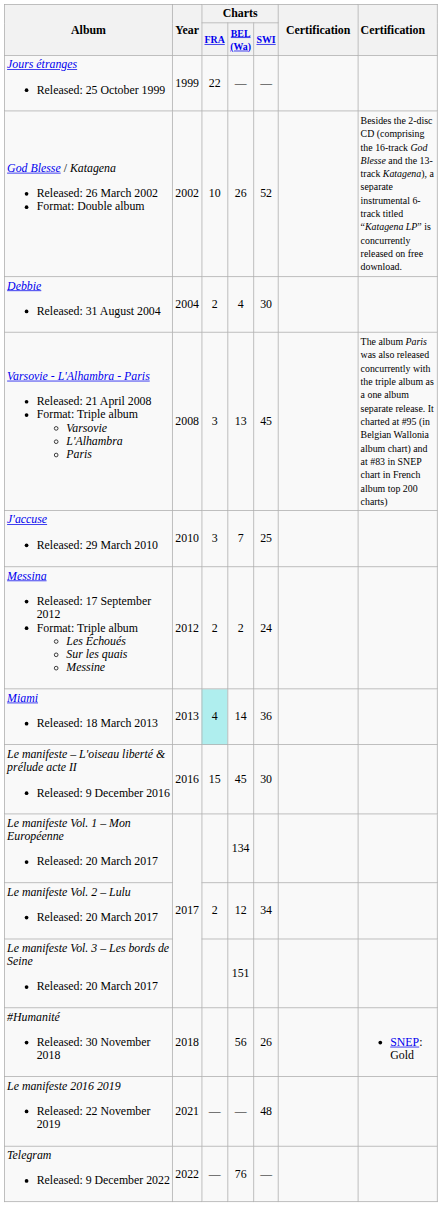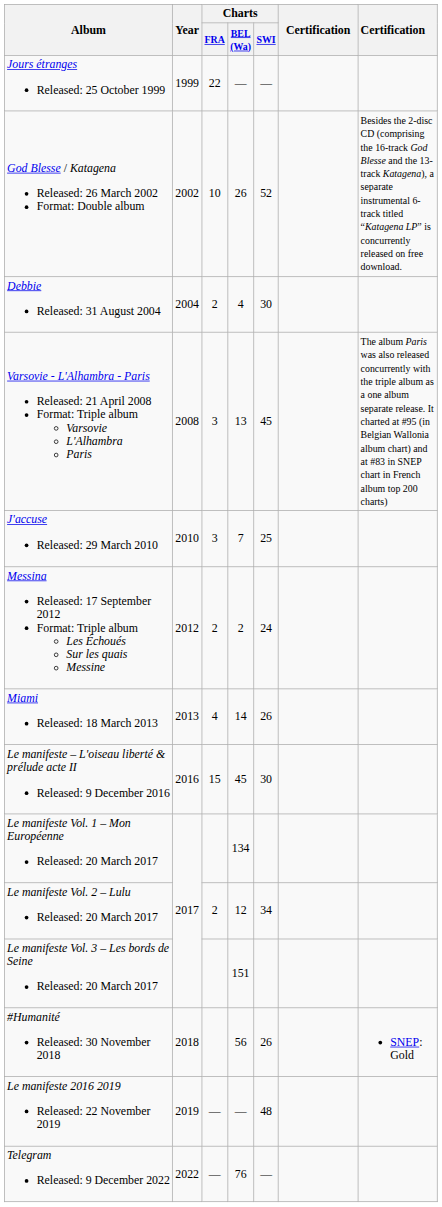(215, 716) paleturquoise background -> (215, 716) no background
(266, 716) 36 -> (266, 716) 26
(187, 1111) 2021 -> (187, 1111) 2019
